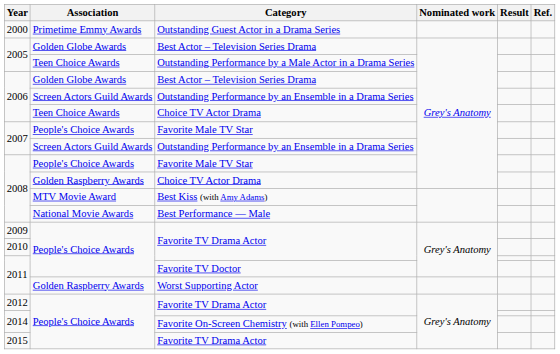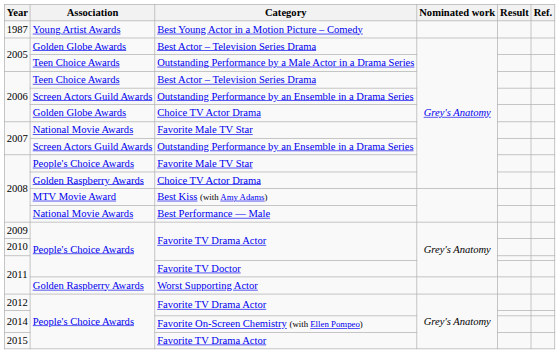+ row: (17, 29)
- row: (17, 29)
(79, 79) Golden Globe Awards -> (76, 79) Teen Choice Awards
(76, 113) Teen Choice Awards -> (79, 113) Golden Globe Awards
(83, 130) People's Choice Awards -> (83, 130) National Movie Awards
